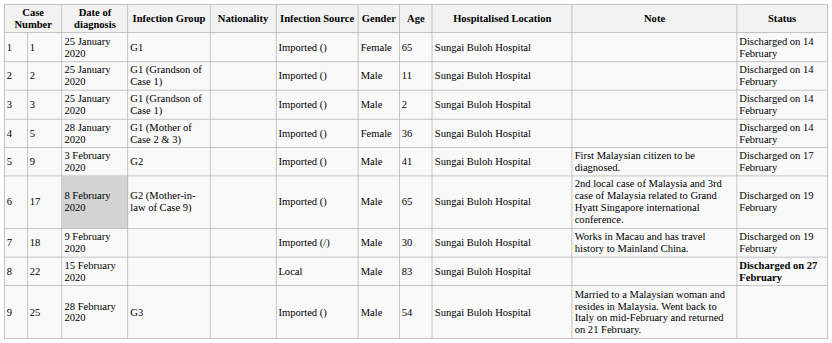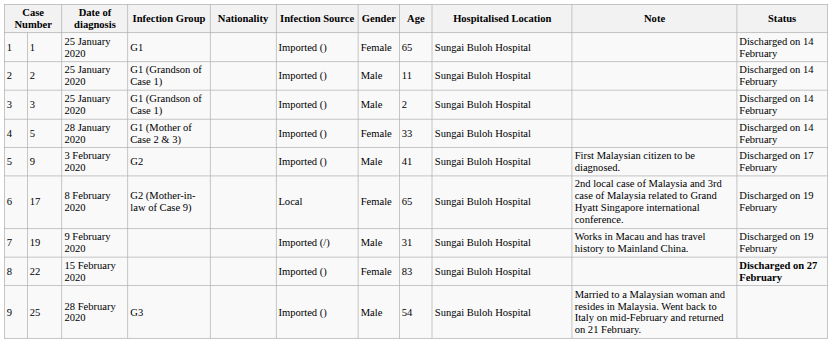(407, 133) 36 -> (407, 133) 33
(87, 202) lightgrey background -> (87, 202) no background
(303, 202) Imported () -> (290, 202) Local
(372, 202) Male -> (376, 202) Female
(35, 242) 18 -> (35, 242) 19
(407, 242) 30 -> (407, 242) 31
(290, 271) Local -> (303, 271) Imported ()
(372, 271) Male -> (376, 271) Female
